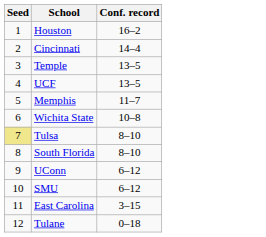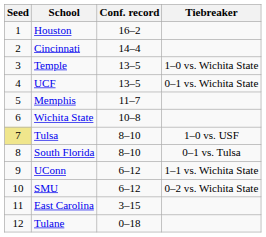+ column: (211, 13)
